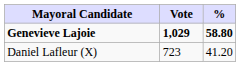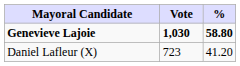(176, 33) 1,029 -> (176, 33) 1,030
